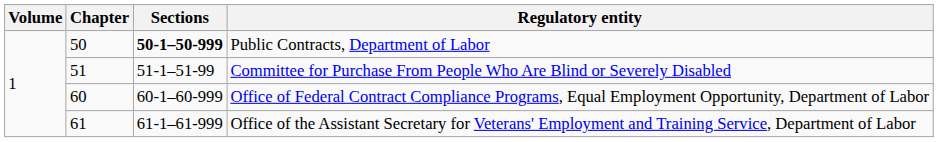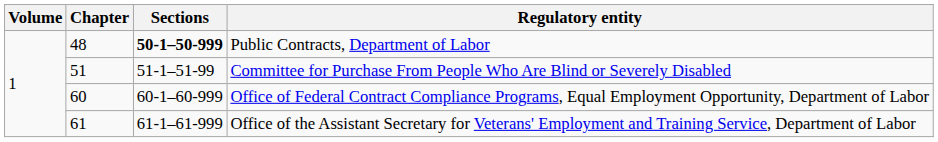(78, 44) 50 -> (78, 44) 48
